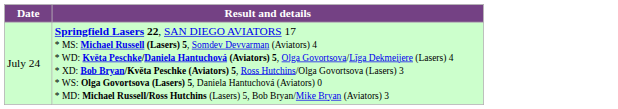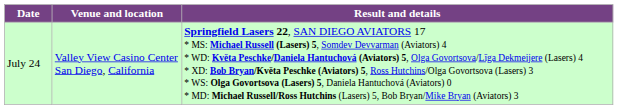+ column: (117, 13)
